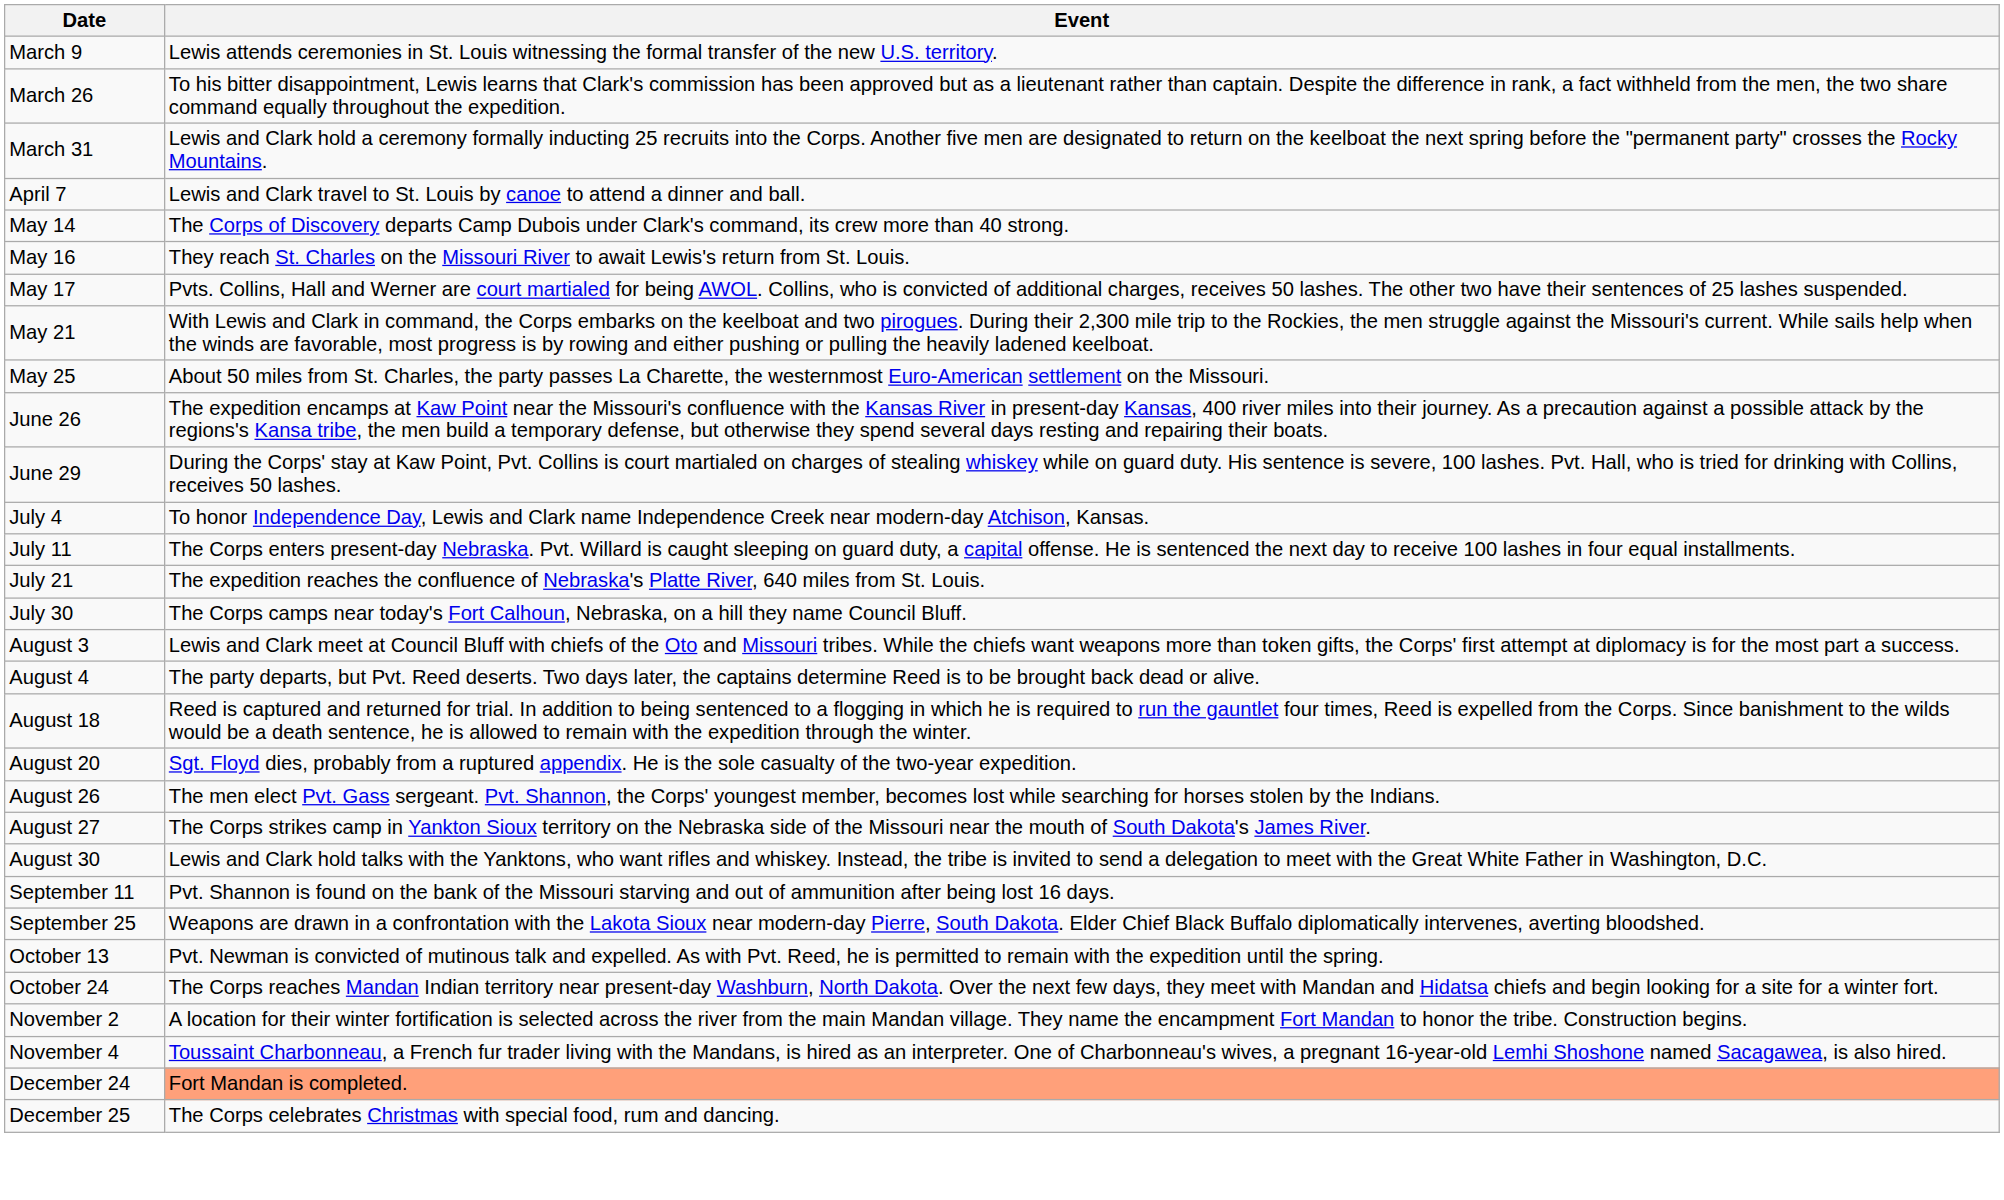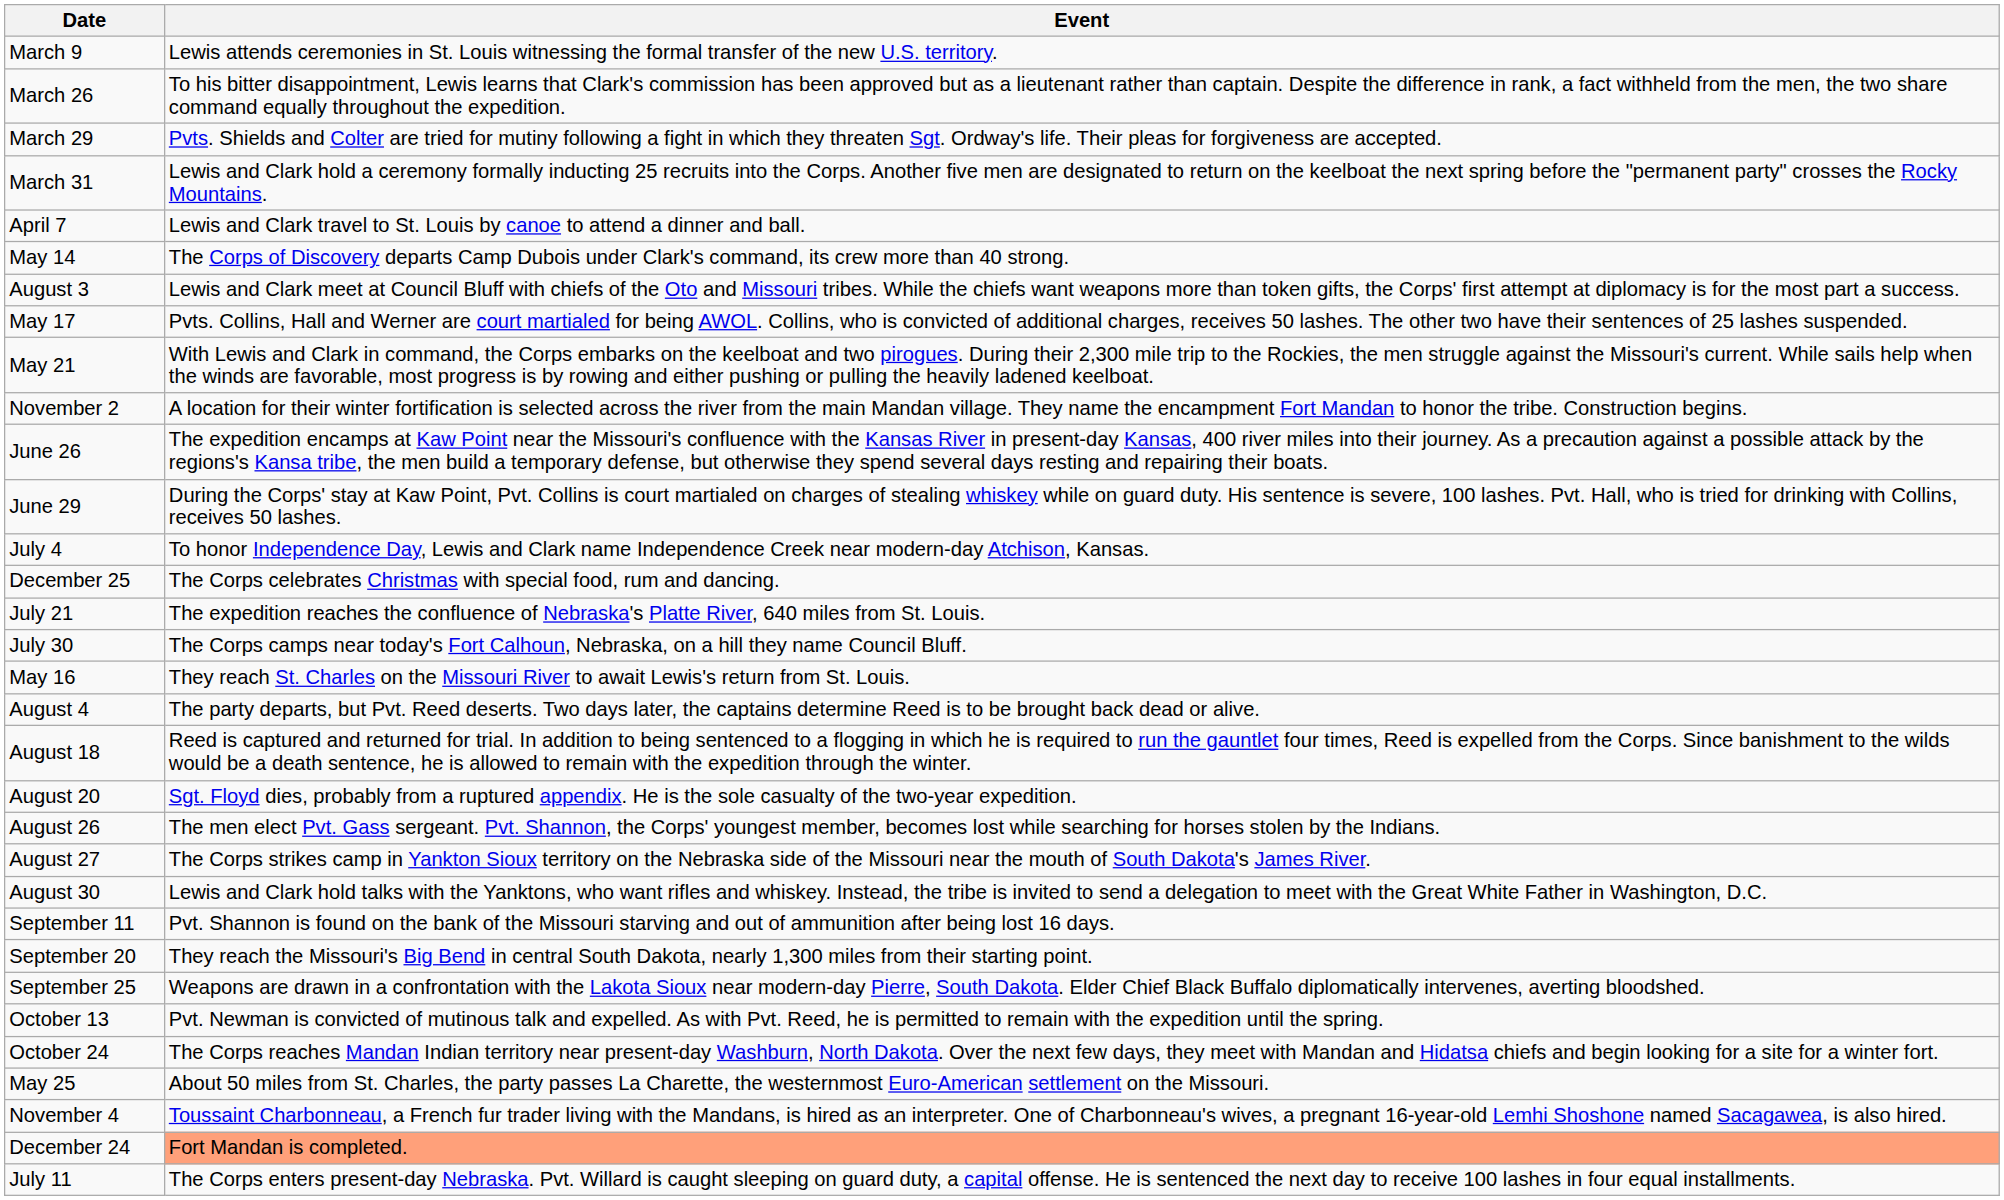+ row: (51, 139)
rows swapped: (42, 257) <-> (49, 645)
rows swapped: (42, 376) <-> (64, 1019)
rows swapped: (40, 549) <-> (70, 1115)
+ row: (73, 955)
